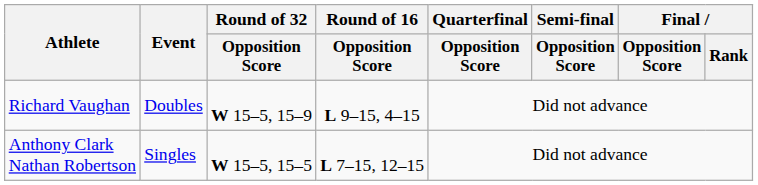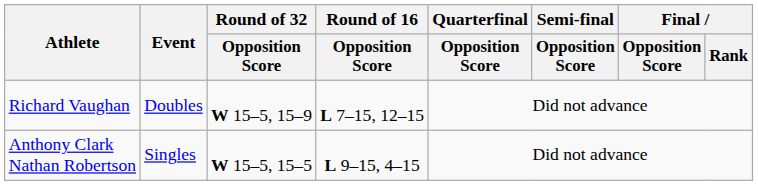(372, 116) L 9–15, 4–15 -> (372, 116) L 7–15, 12–15
(372, 165) L 7–15, 12–15 -> (372, 165) L 9–15, 4–15
